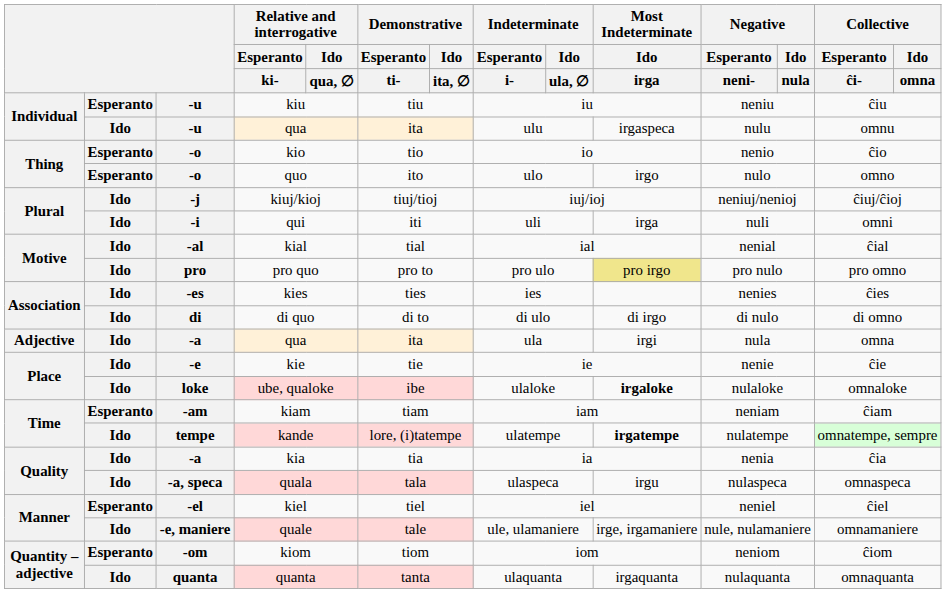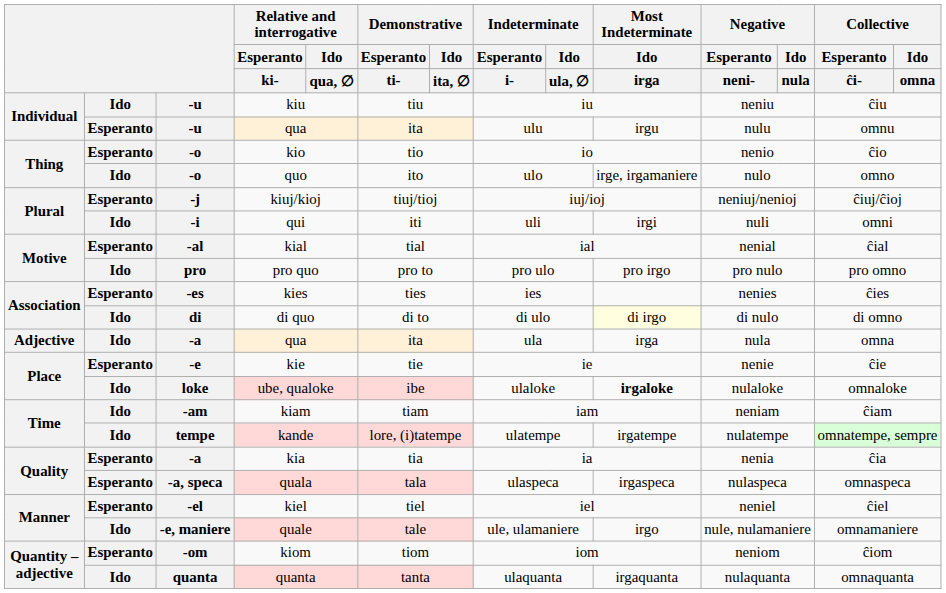(120, 104) Esperanto -> (120, 104) Ido
(120, 128) Ido -> (120, 128) Esperanto
(647, 128) irgaspeca -> (647, 128) irgu
(120, 175) Esperanto -> (120, 175) Ido
(647, 175) irgo -> (647, 175) irge, irgamaniere
(120, 199) Ido -> (120, 199) Esperanto
(647, 222) irga -> (647, 222) irgi
(120, 246) Ido -> (120, 246) Esperanto
(647, 269) khaki background -> (647, 269) no background
(120, 293) Ido -> (120, 293) Esperanto
(647, 317) no background -> (647, 317) lightyellow background
(647, 340) irgi -> (647, 340) irga
(120, 364) Ido -> (120, 364) Esperanto
(120, 411) Esperanto -> (120, 411) Ido
(647, 435) bold -> (647, 435) normal
(120, 458) Ido -> (120, 458) Esperanto
(120, 482) Ido -> (120, 482) Esperanto
(647, 482) irgu -> (647, 482) irgaspeca
(647, 529) irge, irgamaniere -> (647, 529) irgo
